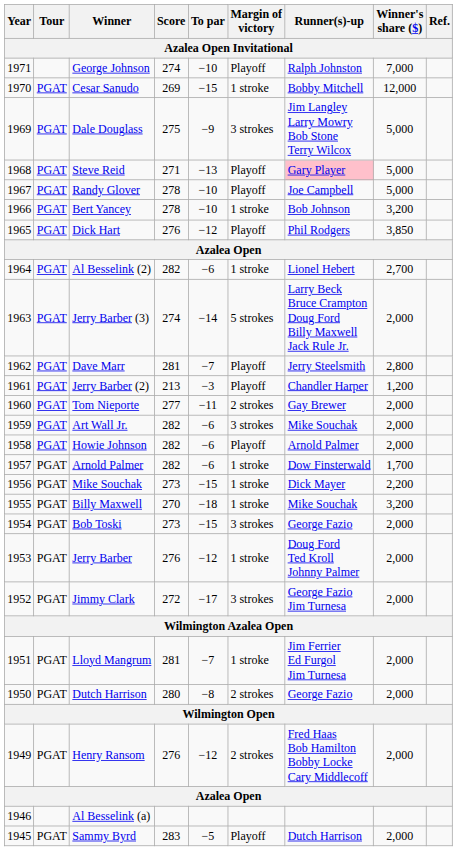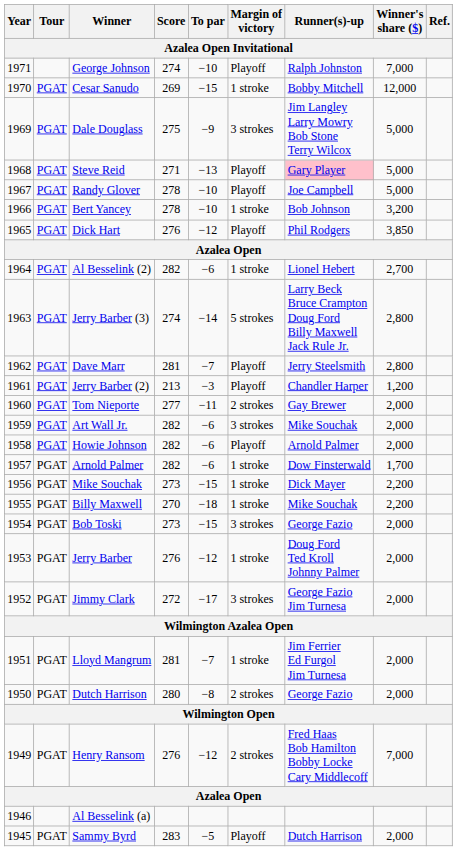(400, 317) 2,000 -> (400, 317) 2,800
(400, 504) 3,200 -> (400, 504) 2,200
(400, 755) 2,000 -> (400, 755) 7,000
